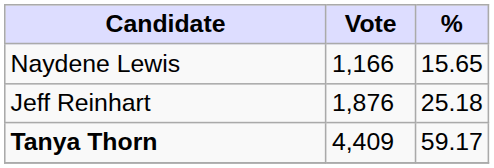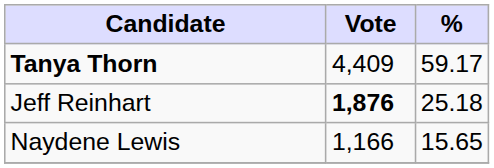rows swapped: (84, 142) <-> (95, 63)
(363, 102) normal -> (363, 102) bold
